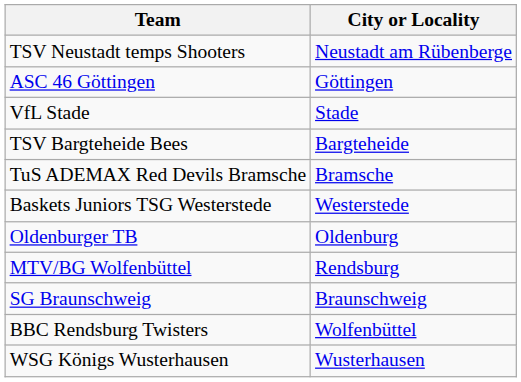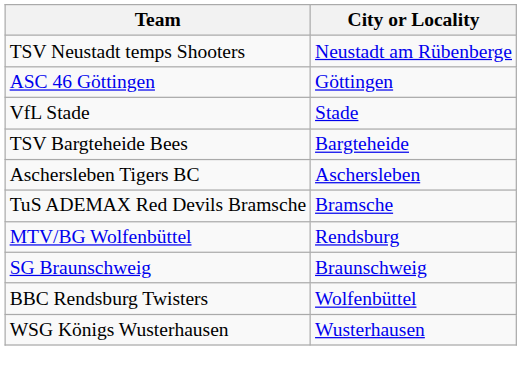+ row: (105, 174)
- row: (141, 205)
- row: (74, 236)
